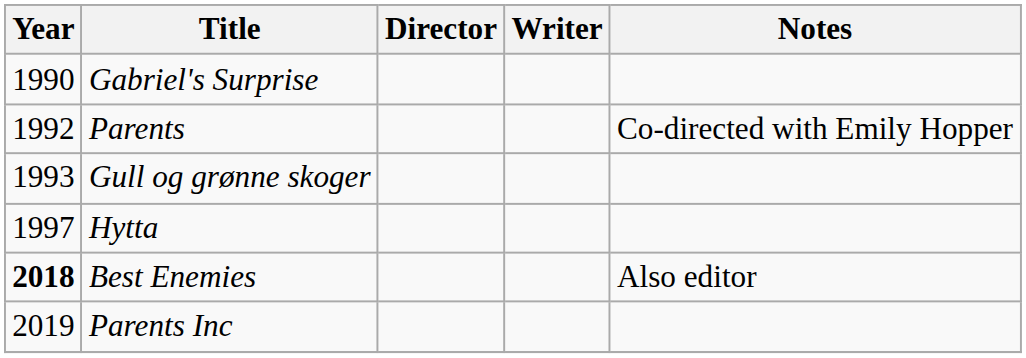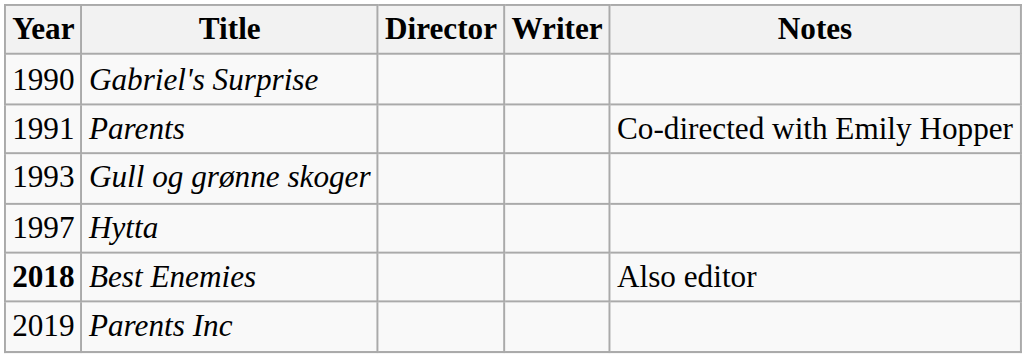(43, 128) 1992 -> (43, 128) 1991
